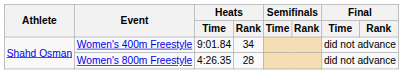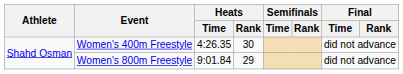(214, 45) 9:01.84 -> (214, 45) 4:26.35
(248, 45) 34 -> (248, 45) 30
(214, 61) 4:26.35 -> (214, 61) 9:01.84
(248, 61) 28 -> (248, 61) 29
